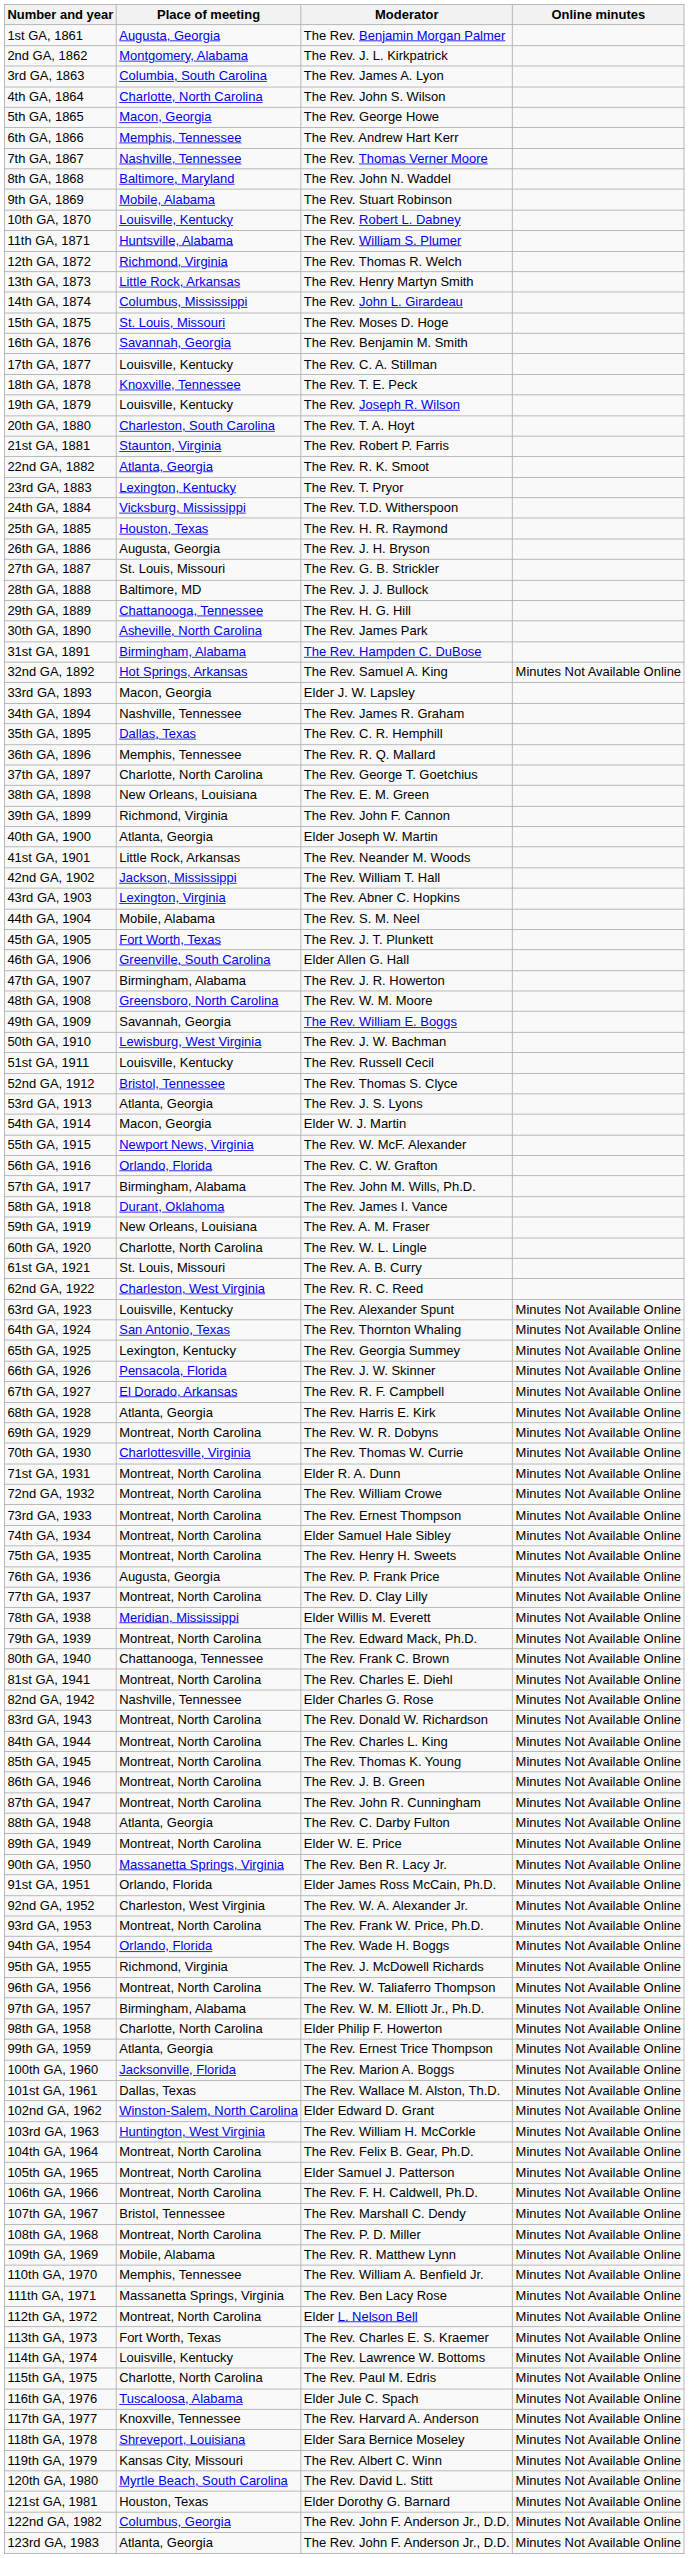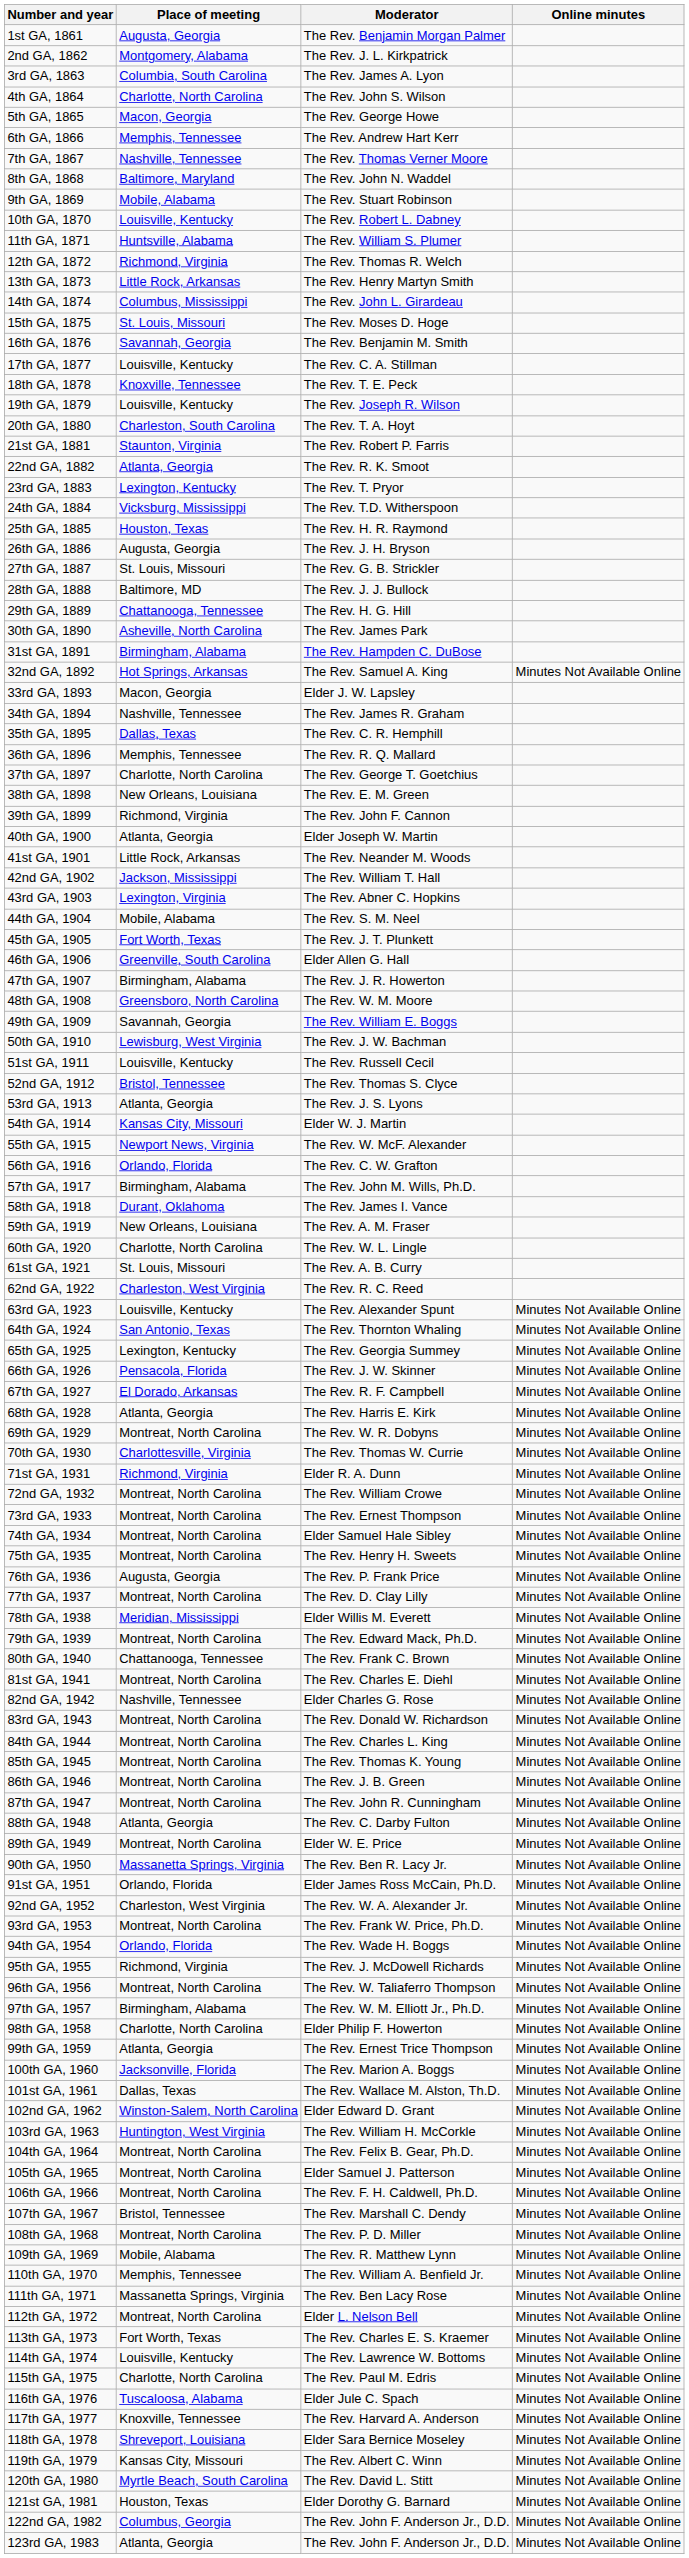(165, 1124) Macon, Georgia -> (181, 1124) Kansas City, Missouri
(190, 1474) Montreat, North Carolina -> (174, 1474) Richmond, Virginia
